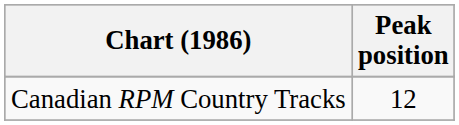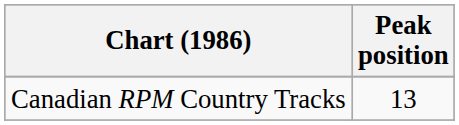(403, 98) 12 -> (403, 98) 13
